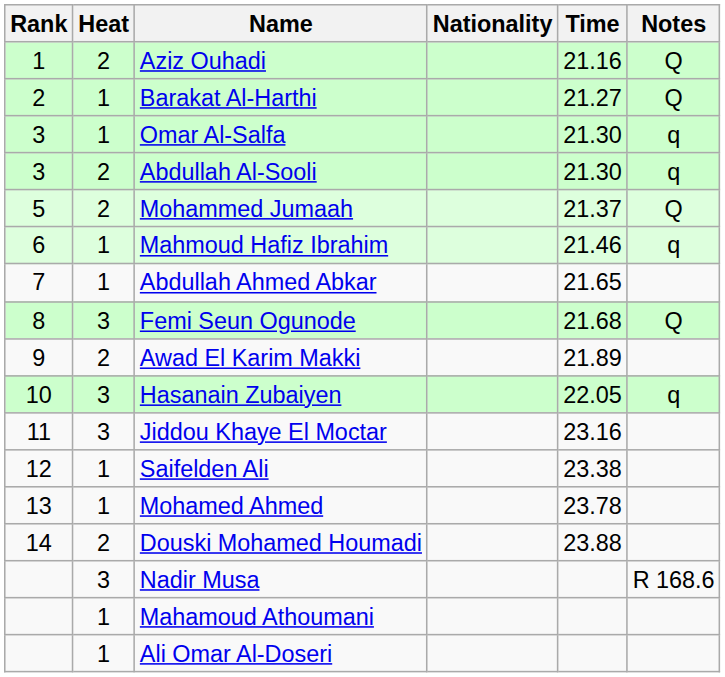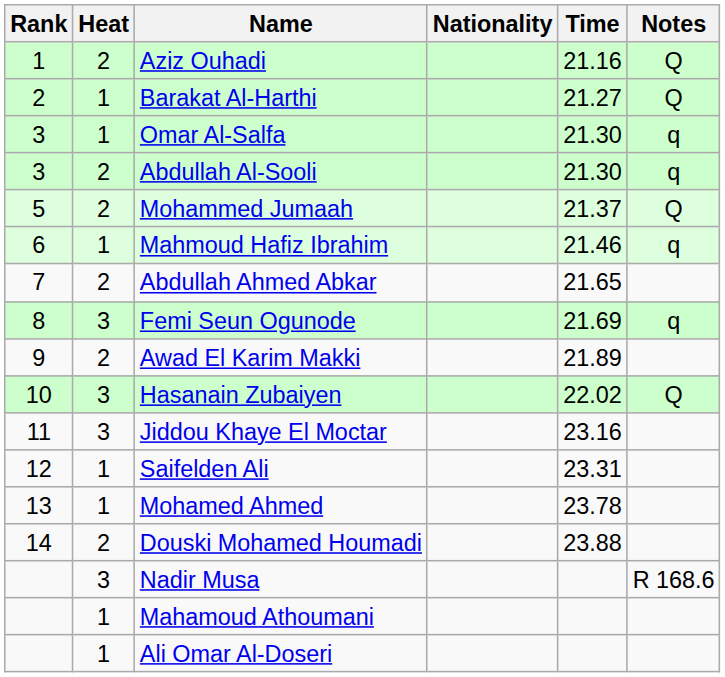(104, 283) 1 -> (104, 283) 2
(593, 320) 21.68 -> (593, 320) 21.69
(674, 320) Q -> (674, 320) q
(593, 394) 22.05 -> (593, 394) 22.02
(674, 394) q -> (674, 394) Q
(593, 468) 23.38 -> (593, 468) 23.31
